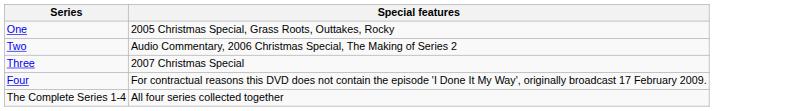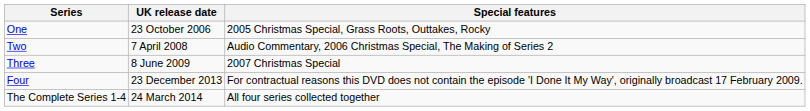+ column: (177, 13)
